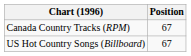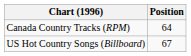(167, 28) 67 -> (167, 28) 64
